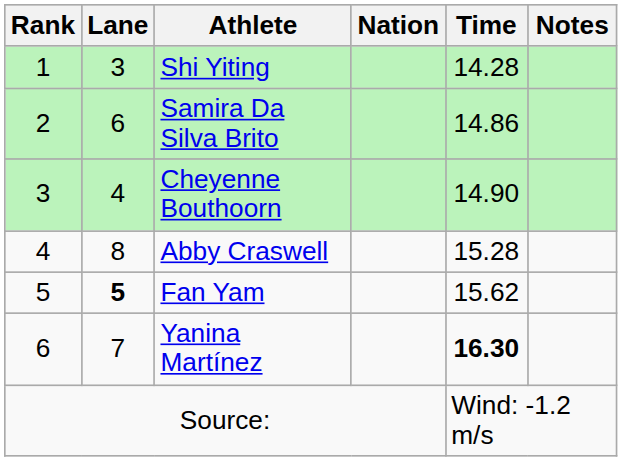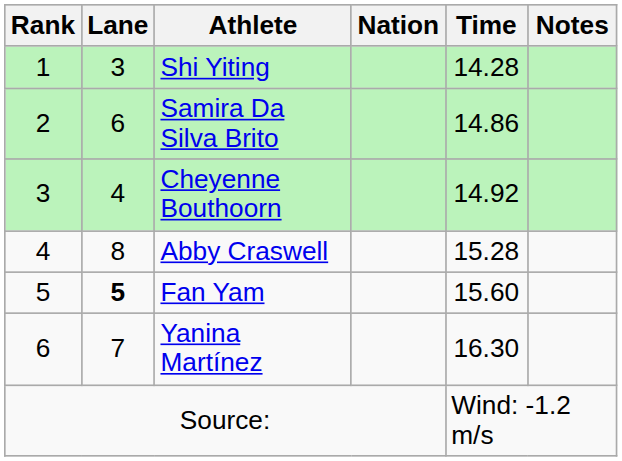(486, 194) 14.90 -> (486, 194) 14.92
(486, 292) 15.62 -> (486, 292) 15.60
(486, 348) bold -> (486, 348) normal
